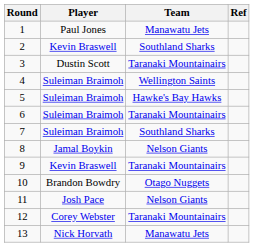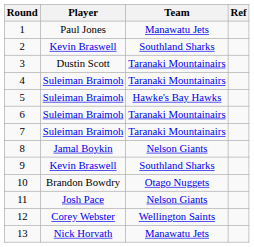(177, 81) Wellington Saints -> (177, 81) Taranaki Mountainairs
(177, 132) Southland Sharks -> (177, 132) Taranaki Mountainairs
(177, 166) Taranaki Mountainairs -> (177, 166) Southland Sharks
(177, 217) Taranaki Mountainairs -> (177, 217) Wellington Saints
